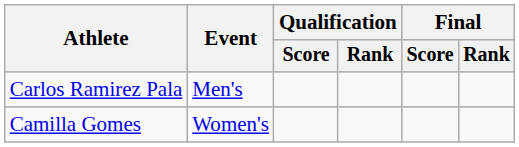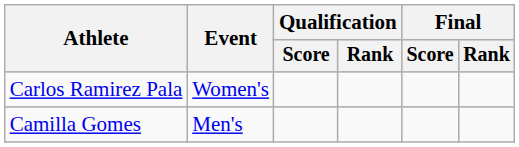(217, 89) Men's -> (231, 89) Women's
(231, 124) Women's -> (217, 124) Men's
